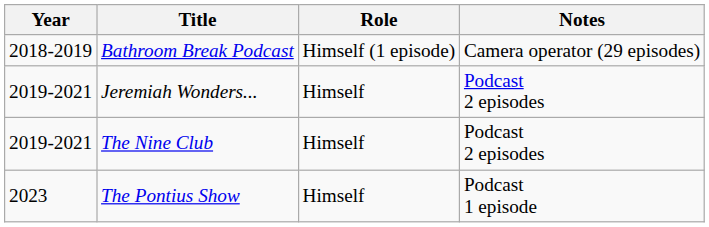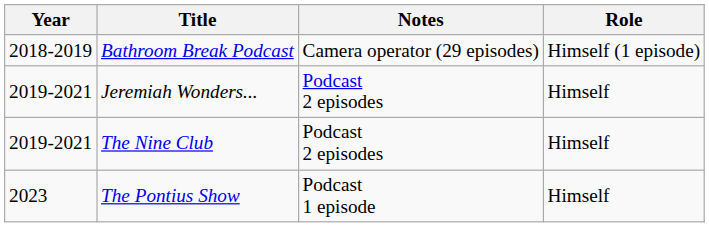columns swapped: (379, 19) <-> (582, 19)
